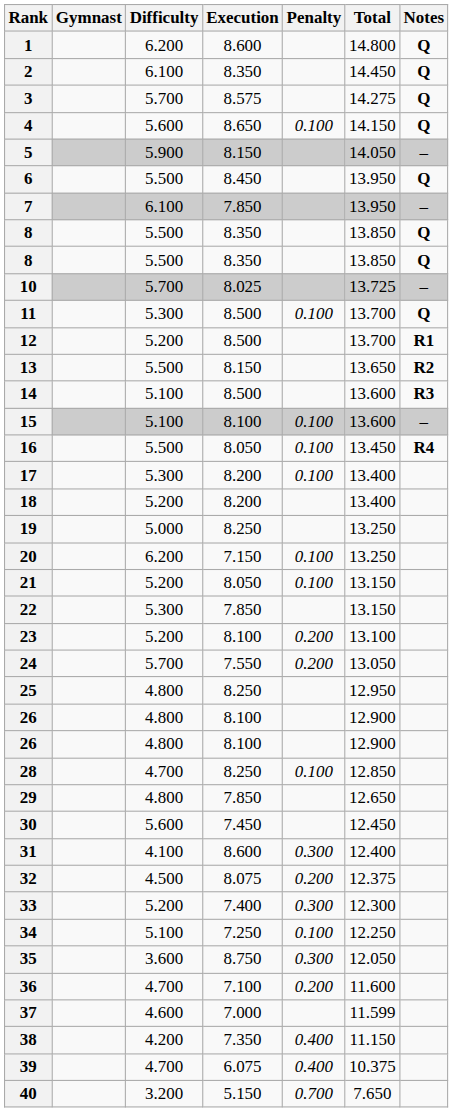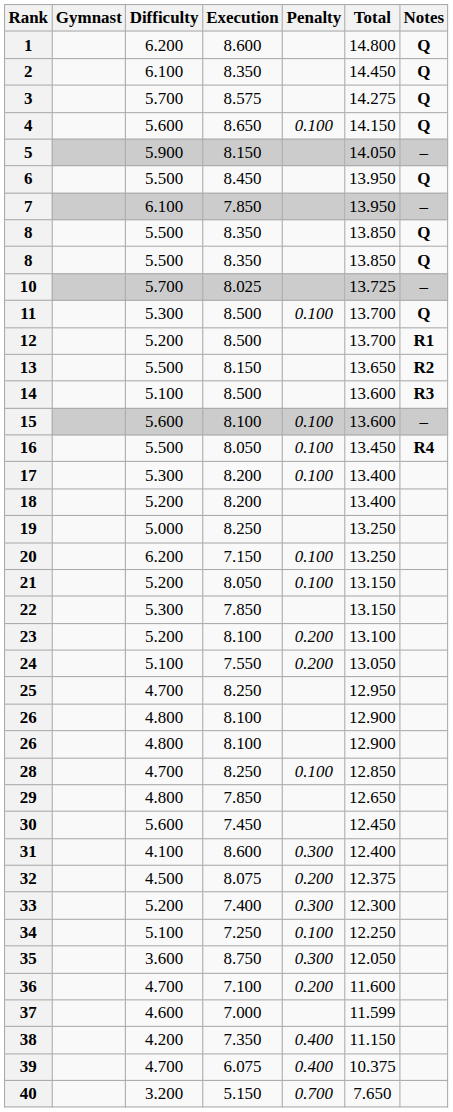(164, 421) 5.100 -> (164, 421) 5.600
(164, 663) 5.700 -> (164, 663) 5.100
(164, 690) 4.800 -> (164, 690) 4.700
